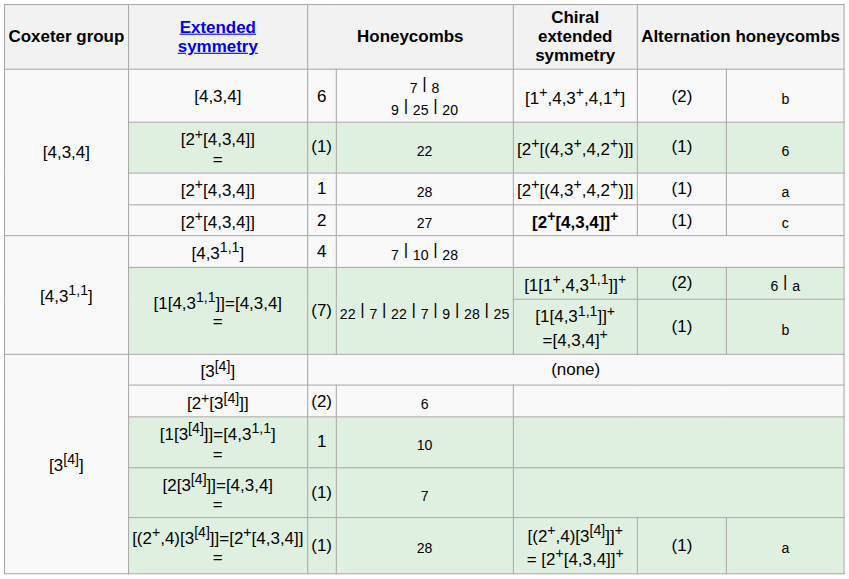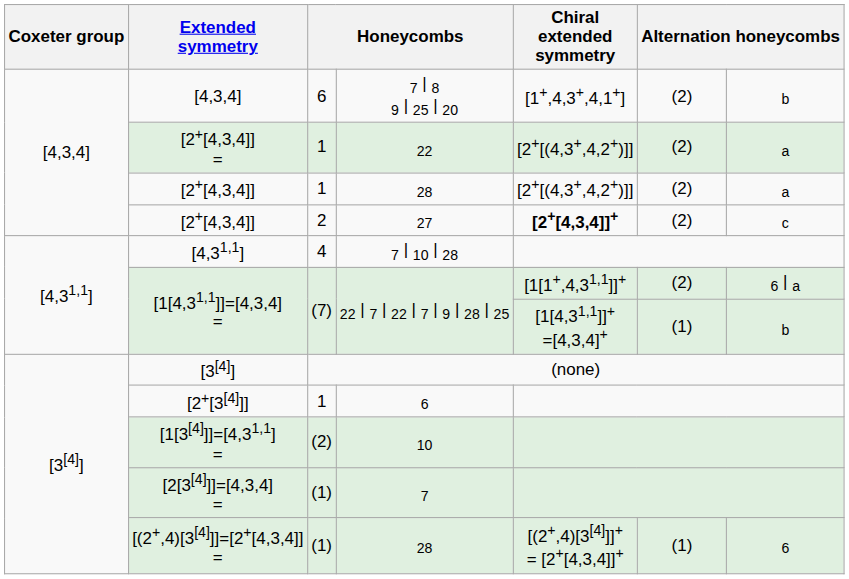(322, 147) (1) -> (322, 147) 1
(682, 147) (1) -> (682, 147) (2)
(785, 151) 6 -> (785, 151) a
(682, 188) (1) -> (682, 188) (2)
(682, 220) (1) -> (682, 220) (2)
(322, 401) (2) -> (322, 401) 1
(322, 442) 1 -> (322, 442) (2)
(785, 549) a -> (785, 549) 6
